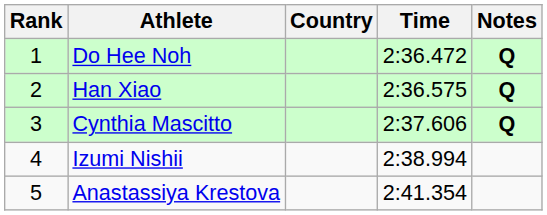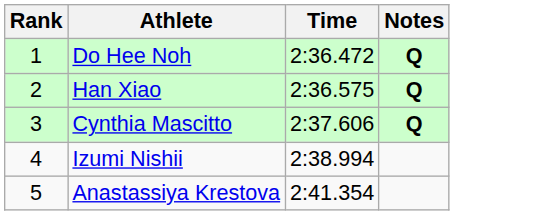- column: (331, 21)
